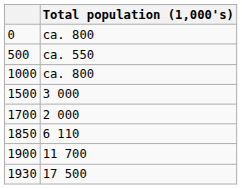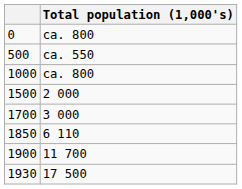(61, 94) 3 000 -> (61, 94) 2 000
(61, 114) 2 000 -> (61, 114) 3 000
